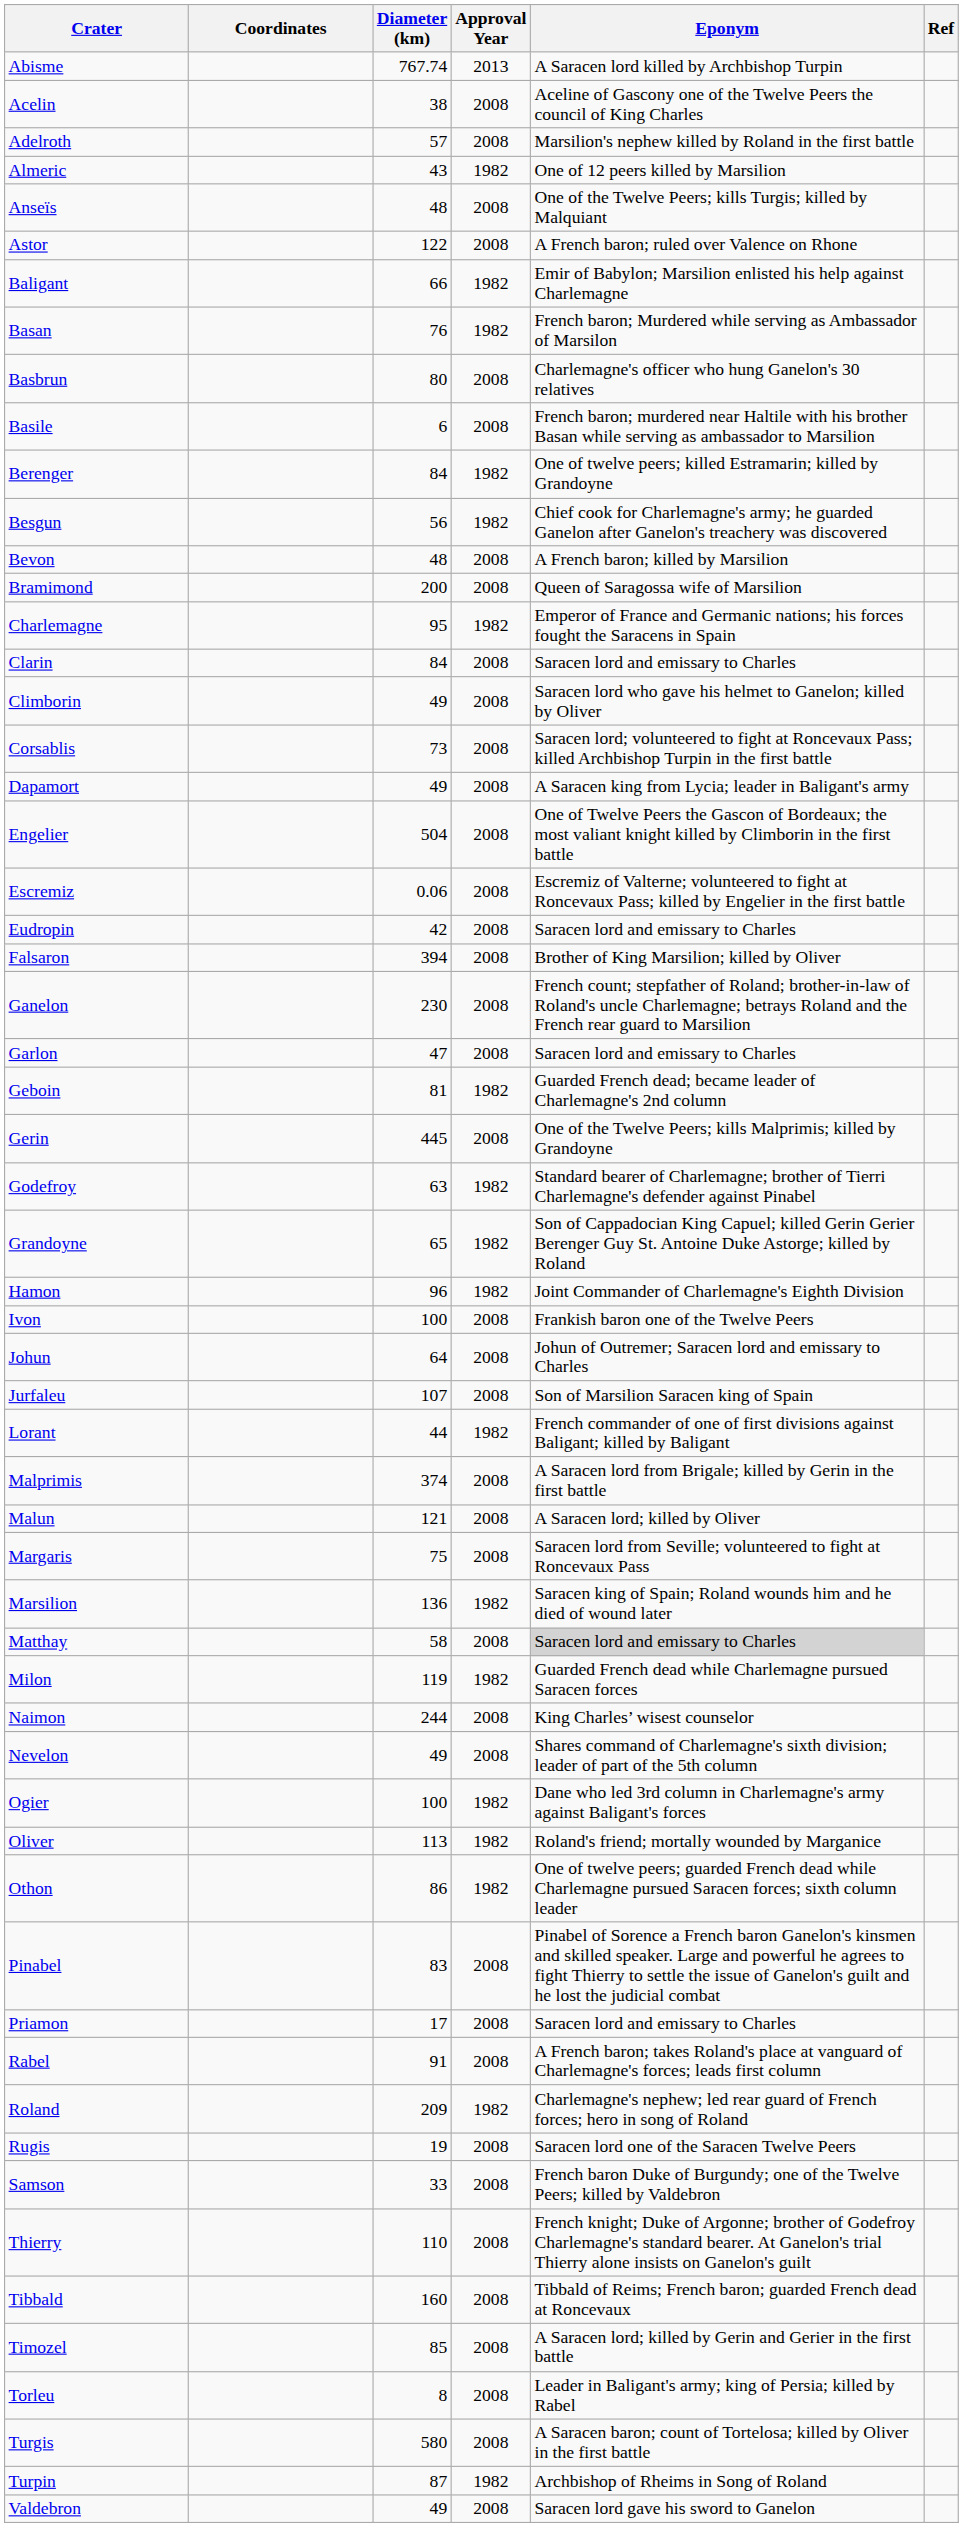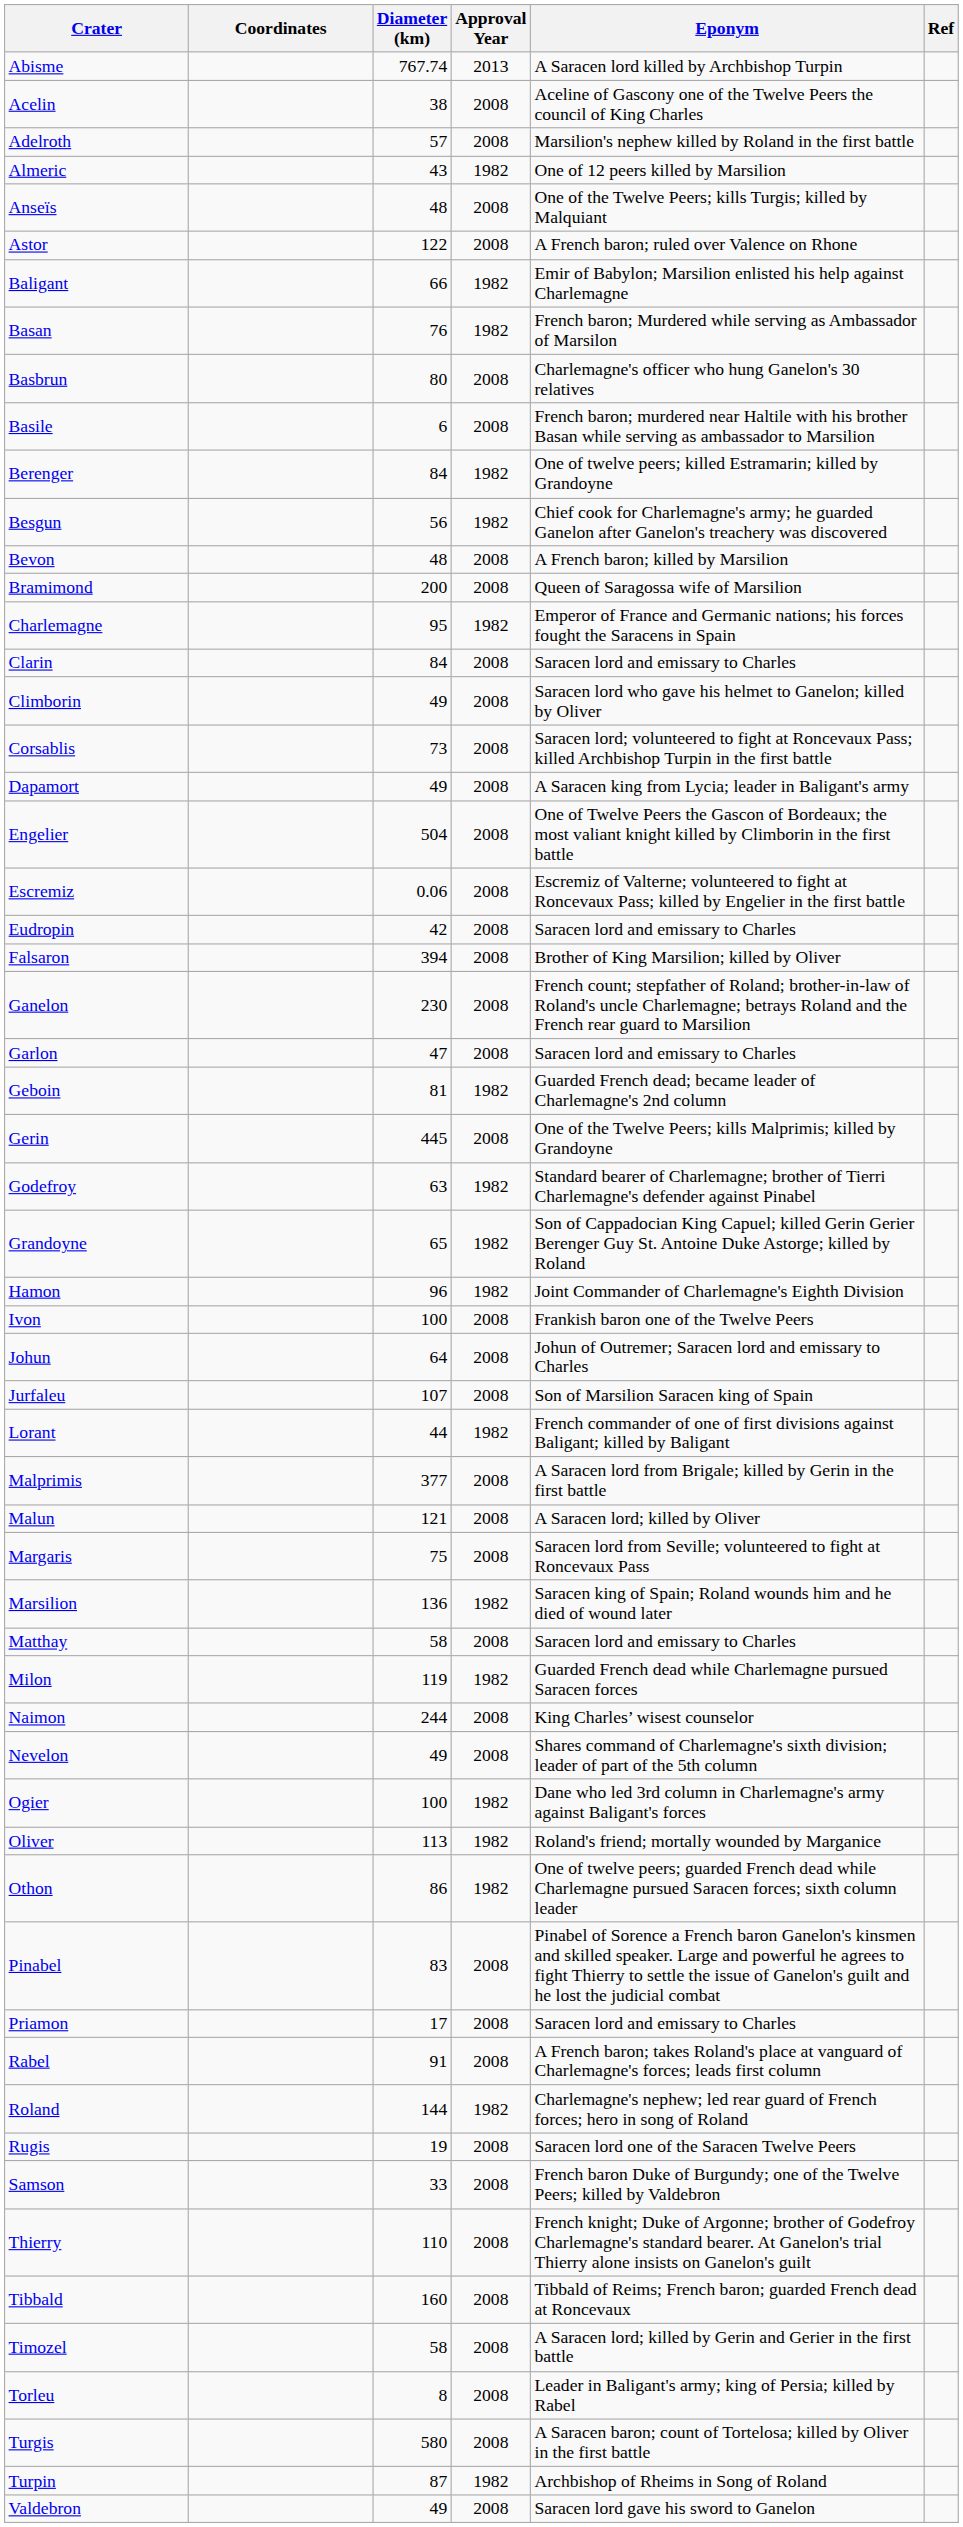(434, 1480) 374 -> (434, 1480) 377
(665, 1641) lightgrey background -> (665, 1641) no background
(434, 2108) 209 -> (434, 2108) 144
(438, 2347) 85 -> (438, 2347) 58
